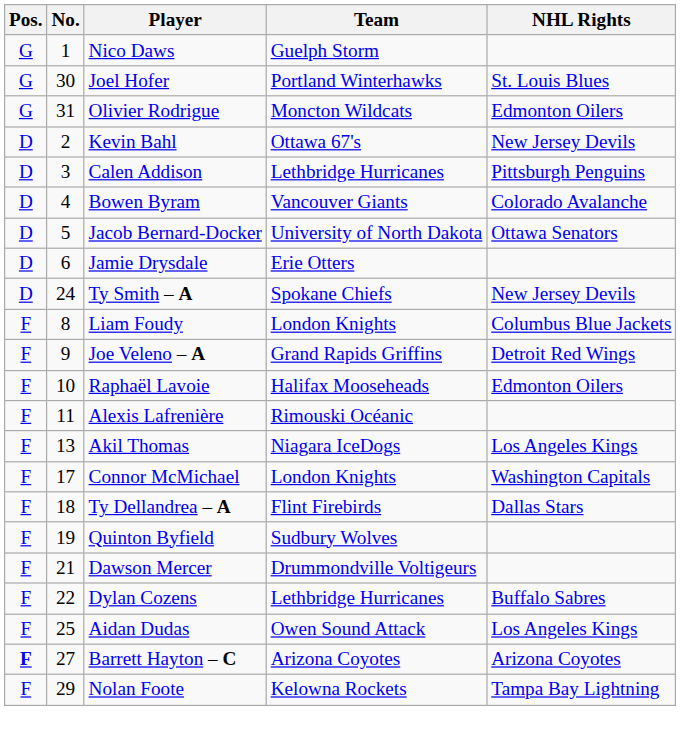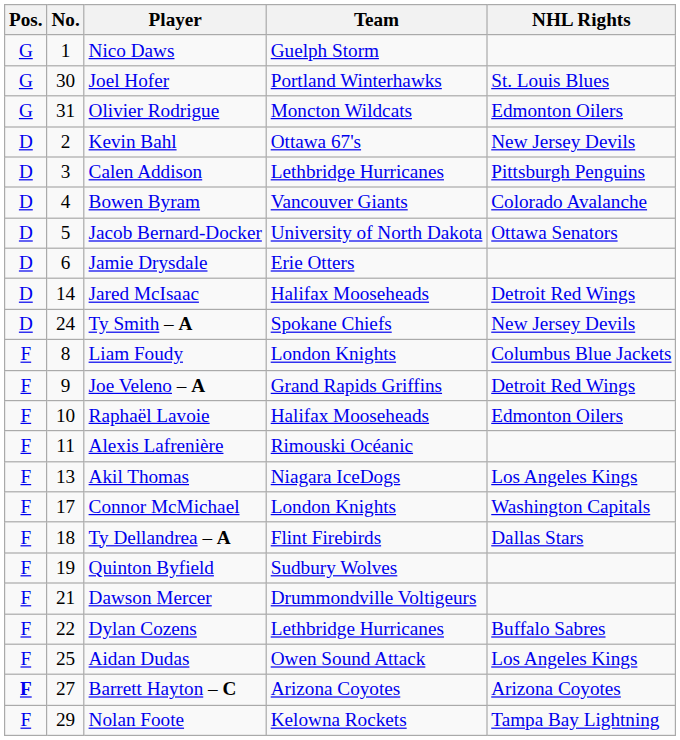+ row: (144, 293)
